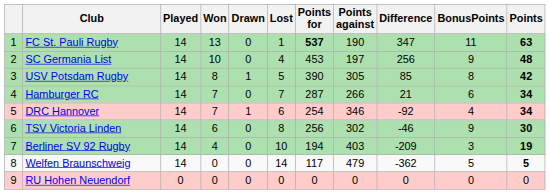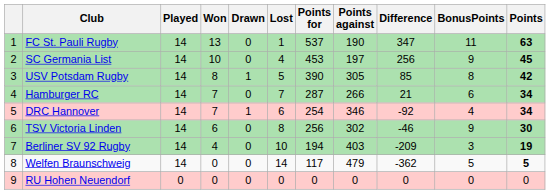(314, 42) bold -> (314, 42) normal
(526, 59) 48 -> (526, 59) 45
